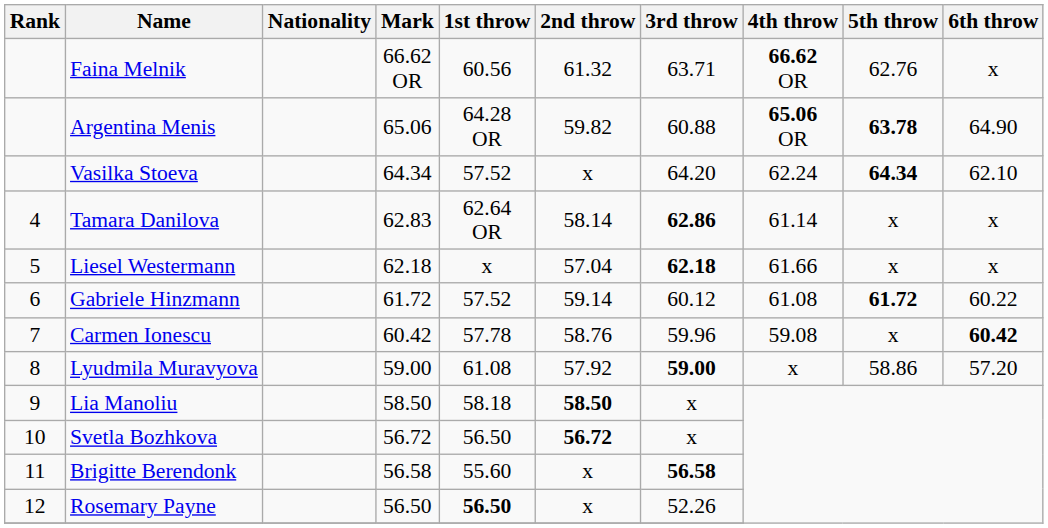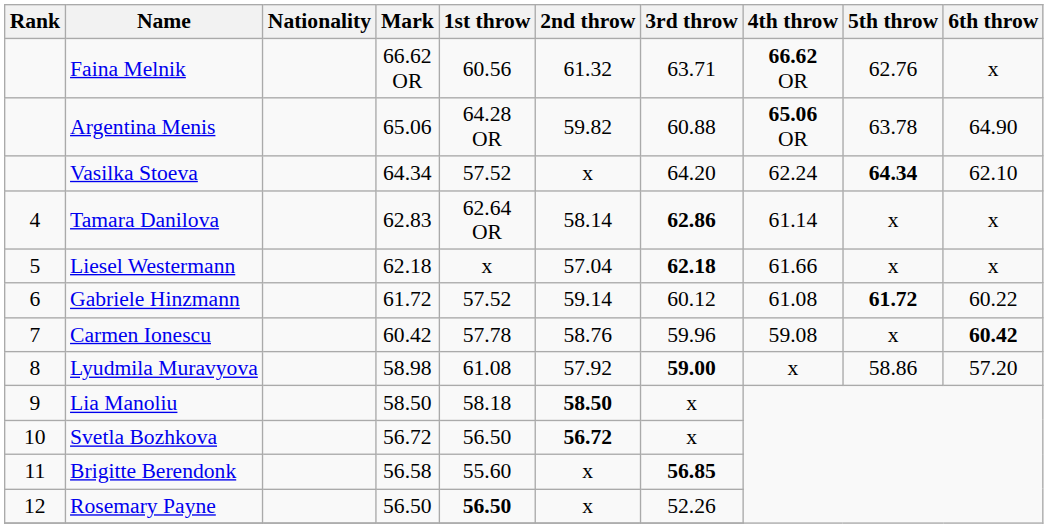(893, 126) bold -> (893, 126) normal
(407, 368) 59.00 -> (407, 368) 58.98
(692, 471) 56.58 -> (692, 471) 56.85
